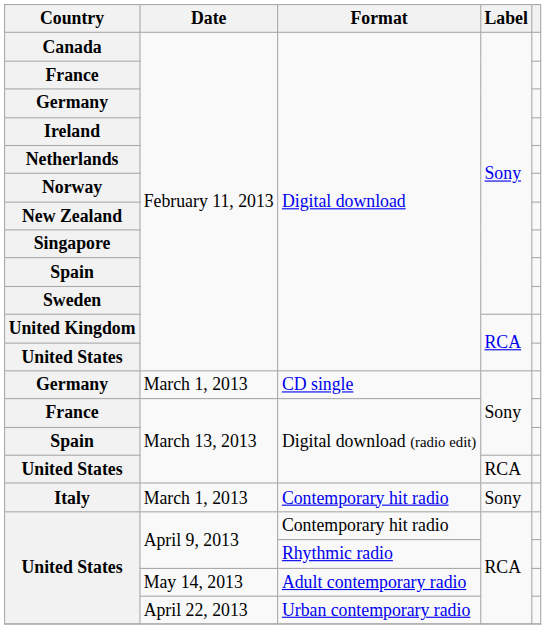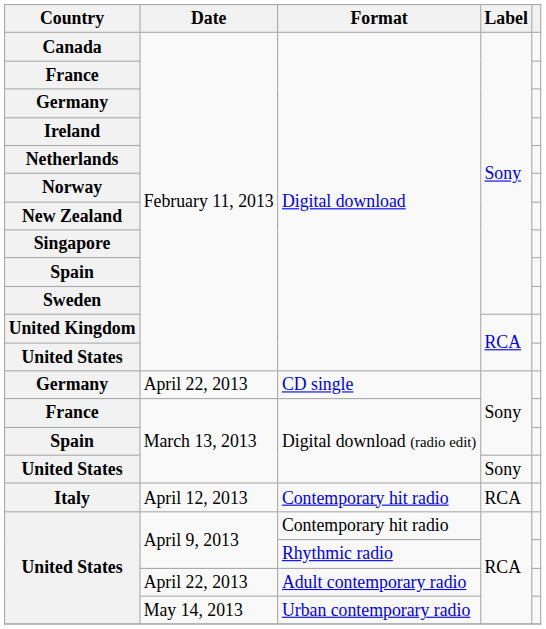(196, 384) March 1, 2013 -> (196, 384) April 22, 2013
(503, 469) RCA -> (503, 469) Sony
(196, 497) March 1, 2013 -> (196, 497) April 12, 2013
(503, 497) Sony -> (503, 497) RCA
(193, 581) May 14, 2013 -> (196, 581) April 22, 2013
(196, 610) April 22, 2013 -> (193, 610) May 14, 2013
